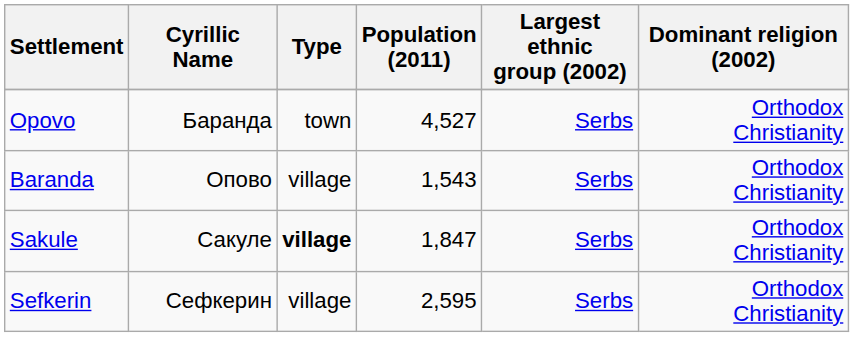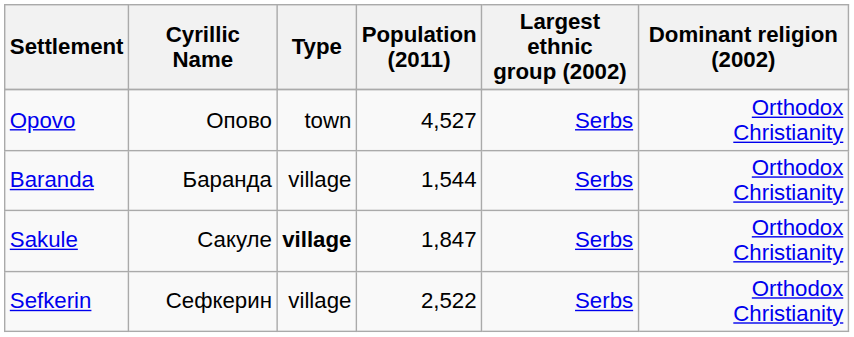(227, 119) Баранда -> (239, 119) Опово
(239, 180) Опово -> (227, 180) Баранда
(449, 180) 1,543 -> (449, 180) 1,544
(449, 300) 2,595 -> (449, 300) 2,522
